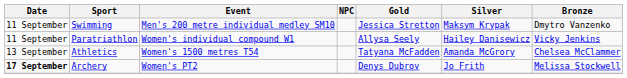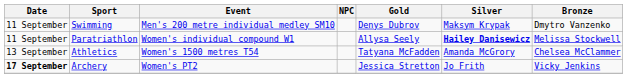(399, 25) Jessica Stretton -> (389, 25) Denys Dubrov
(487, 39) normal -> (487, 39) bold
(567, 39) Vicky Jenkins -> (577, 39) Melissa Stockwell
(389, 66) Denys Dubrov -> (399, 66) Jessica Stretton
(577, 66) Melissa Stockwell -> (567, 66) Vicky Jenkins
